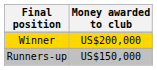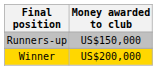rows swapped: (37, 40) <-> (37, 57)
